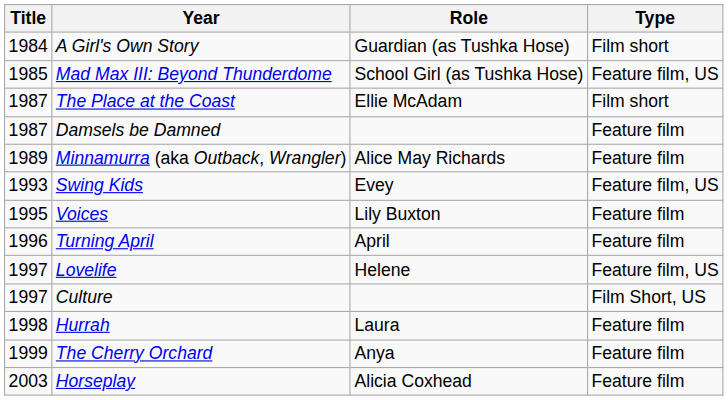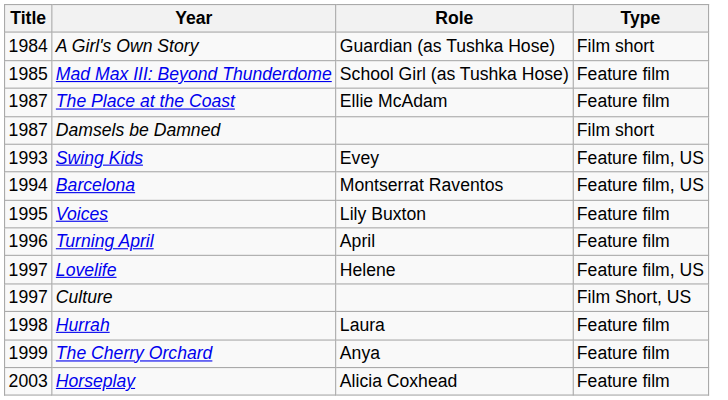(655, 74) Feature film, US -> (623, 74) Feature film
(630, 102) Film short -> (623, 102) Feature film
(638, 130) Feature film -> (615, 130) Film short
- row: (201, 158)
+ row: (95, 185)
